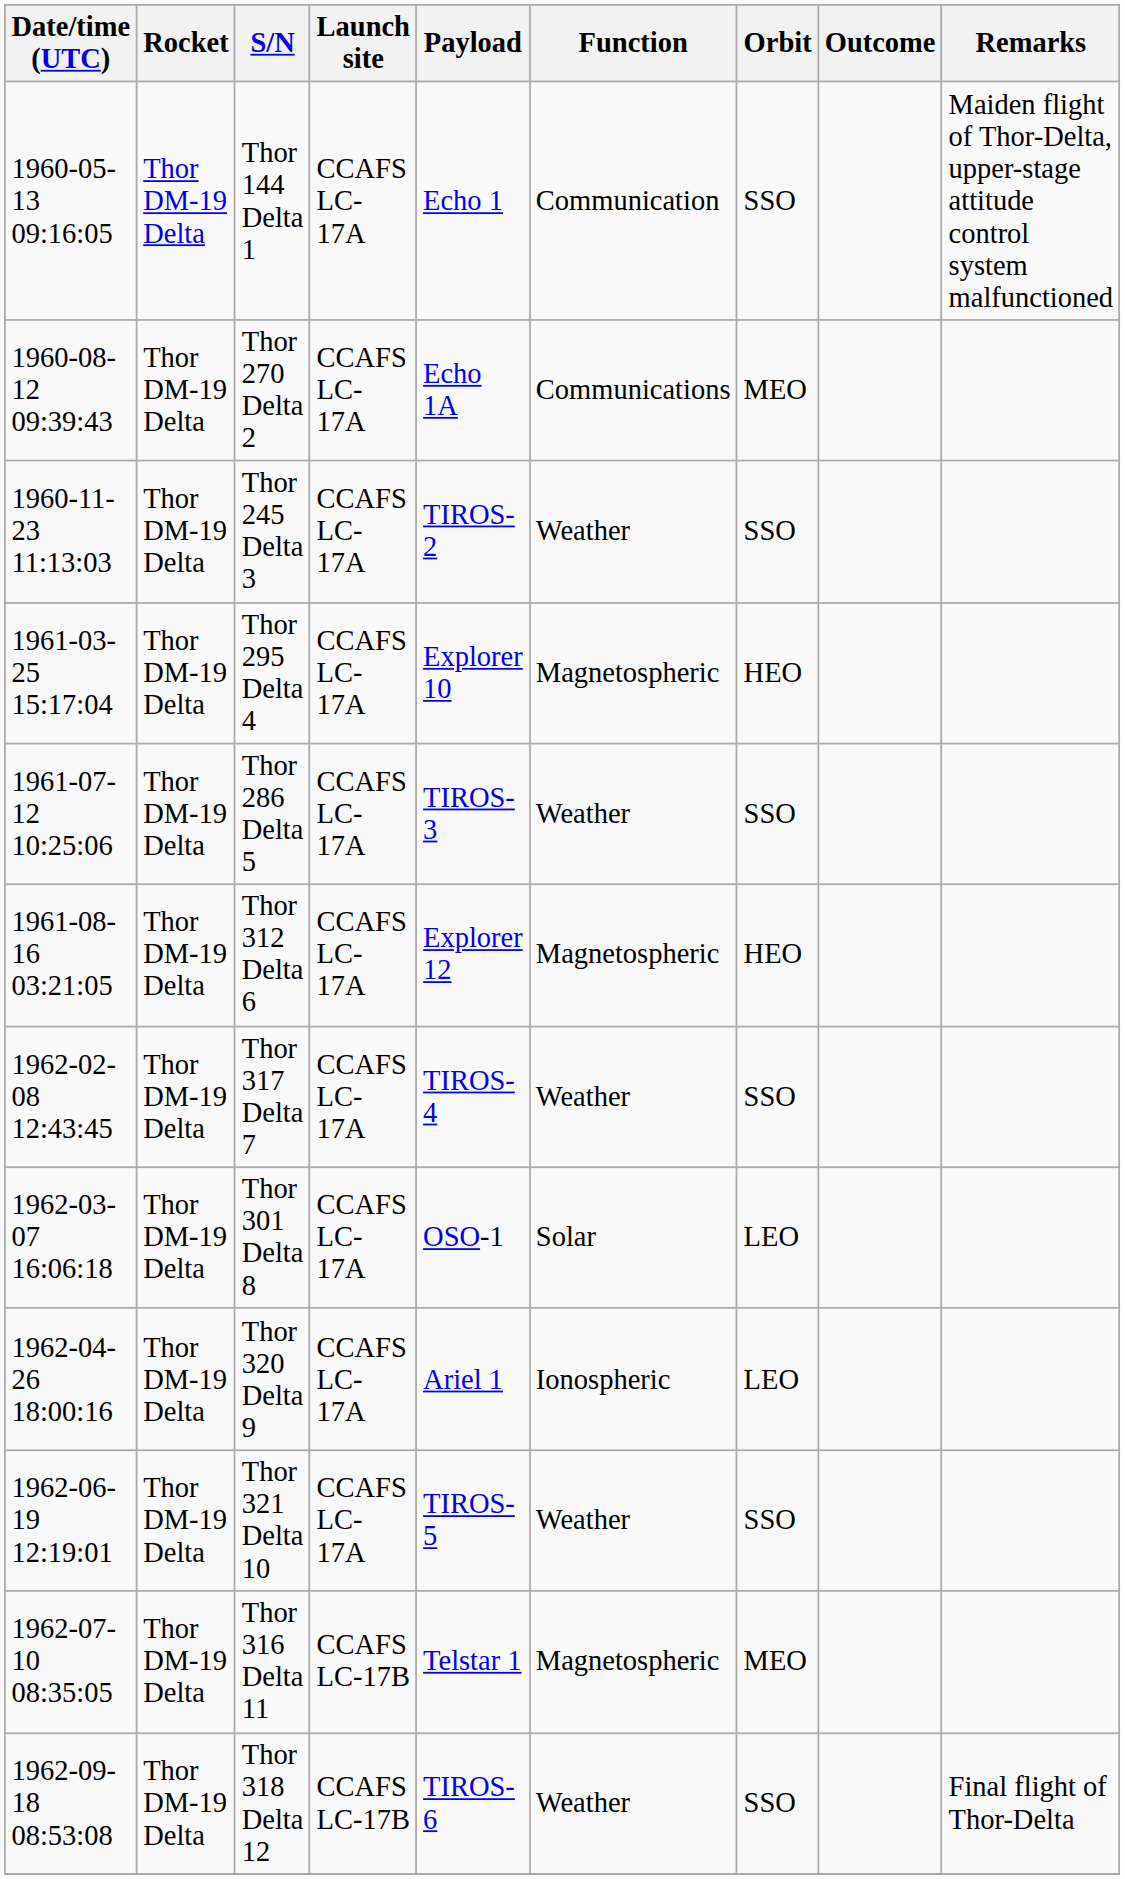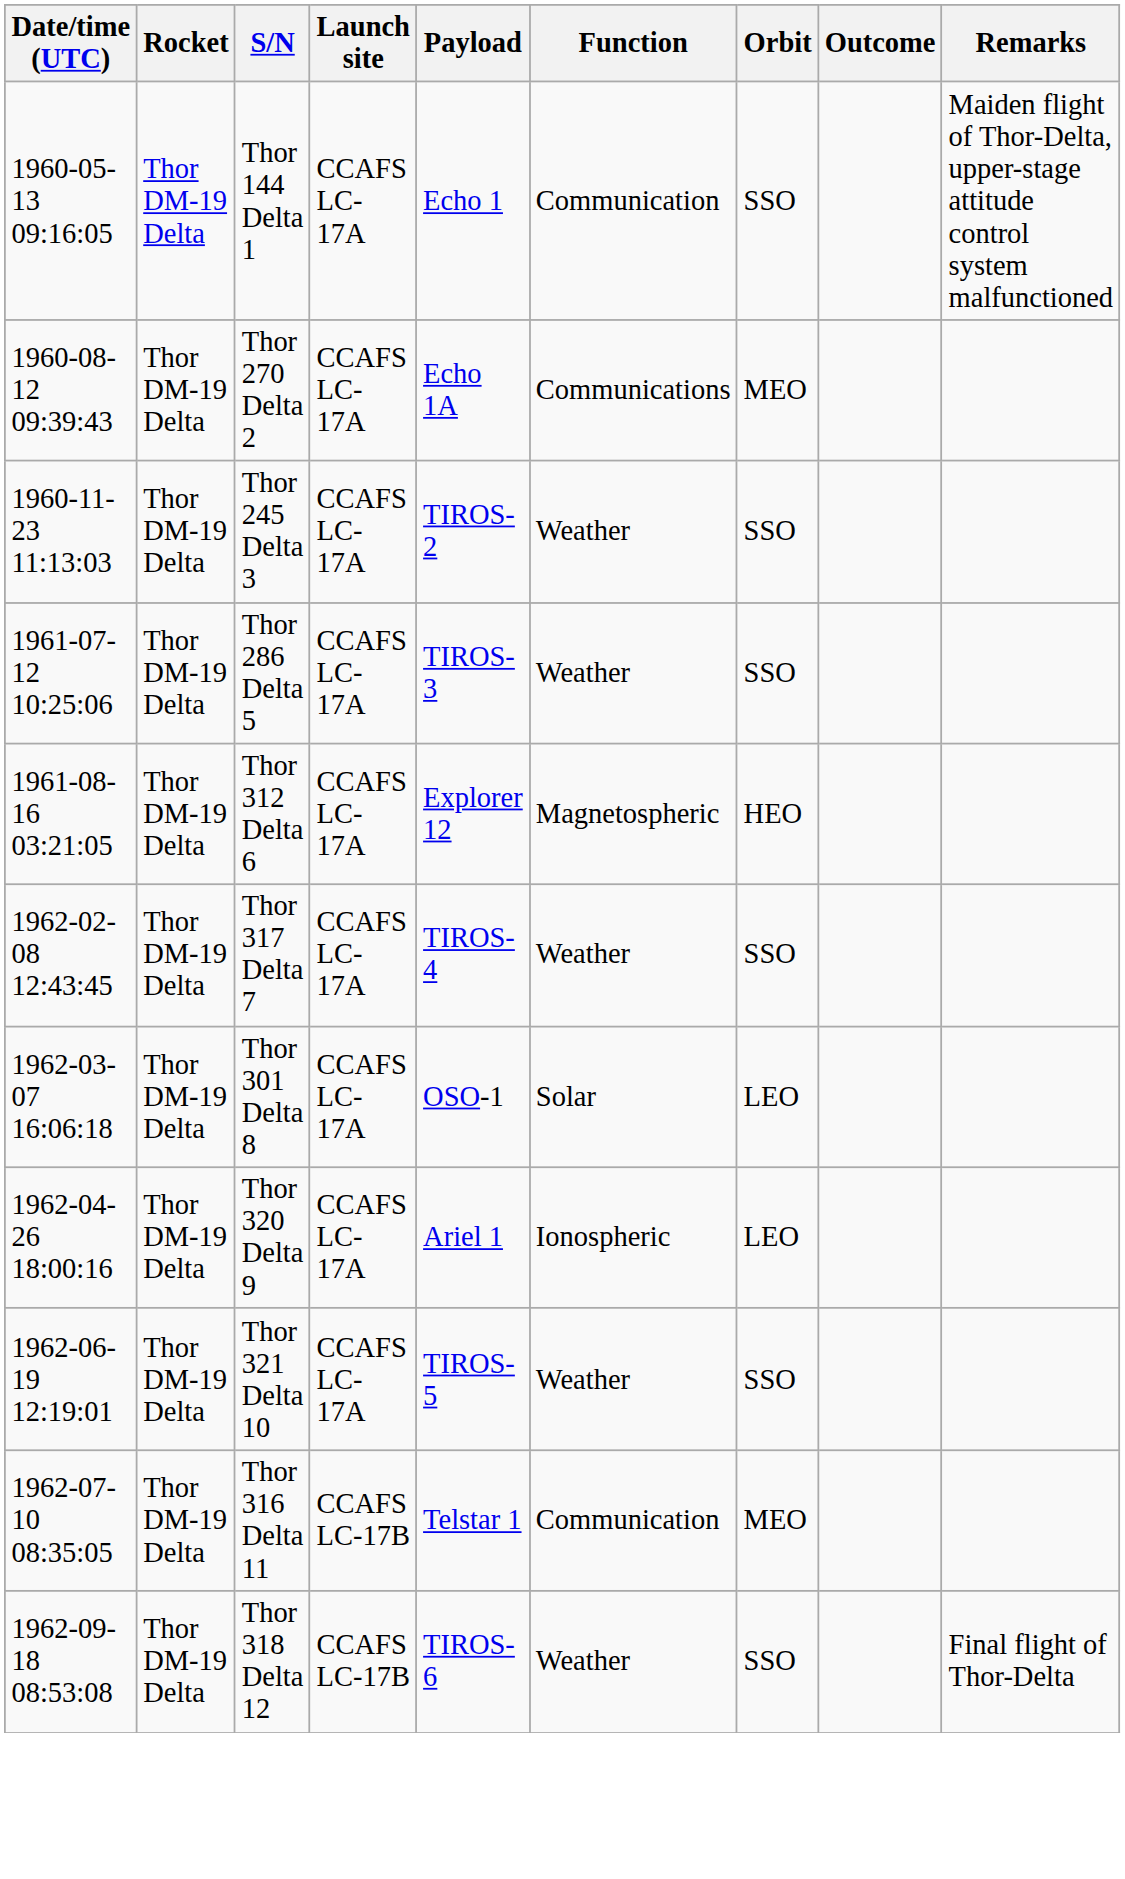- row: (273, 672)
(628, 1661) Magnetospheric -> (628, 1520) Communication
